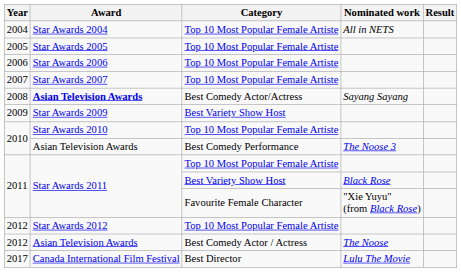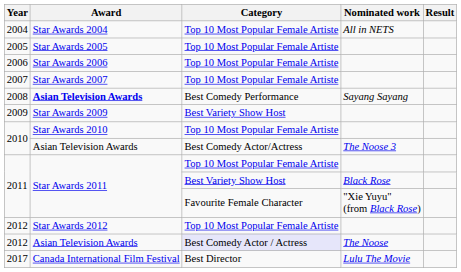(244, 96) Best Comedy Actor/Actress -> (241, 96) Best Comedy Performance
(241, 146) Best Comedy Performance -> (244, 146) Best Comedy Actor/Actress
(246, 242) no background -> (246, 242) lavender background
